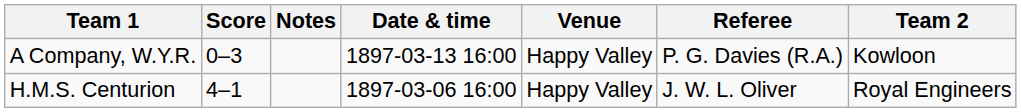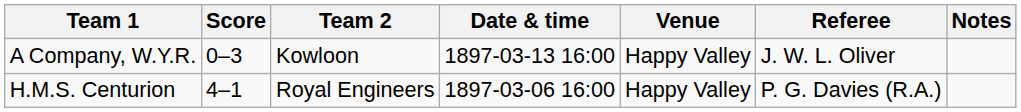columns swapped: (932, 21) <-> (306, 21)
(753, 55) P. G. Davies (R.A.) -> (828, 55) J. W. L. Oliver
(729, 90) J. W. L. Oliver -> (851, 90) P. G. Davies (R.A.)
